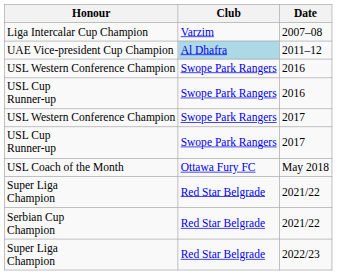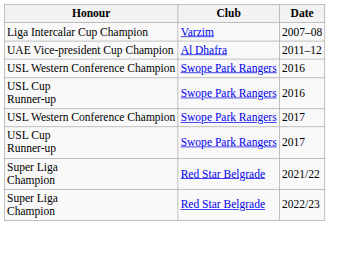(204, 50) lightblue background -> (204, 50) no background
- row: (65, 167)
- row: (36, 223)
